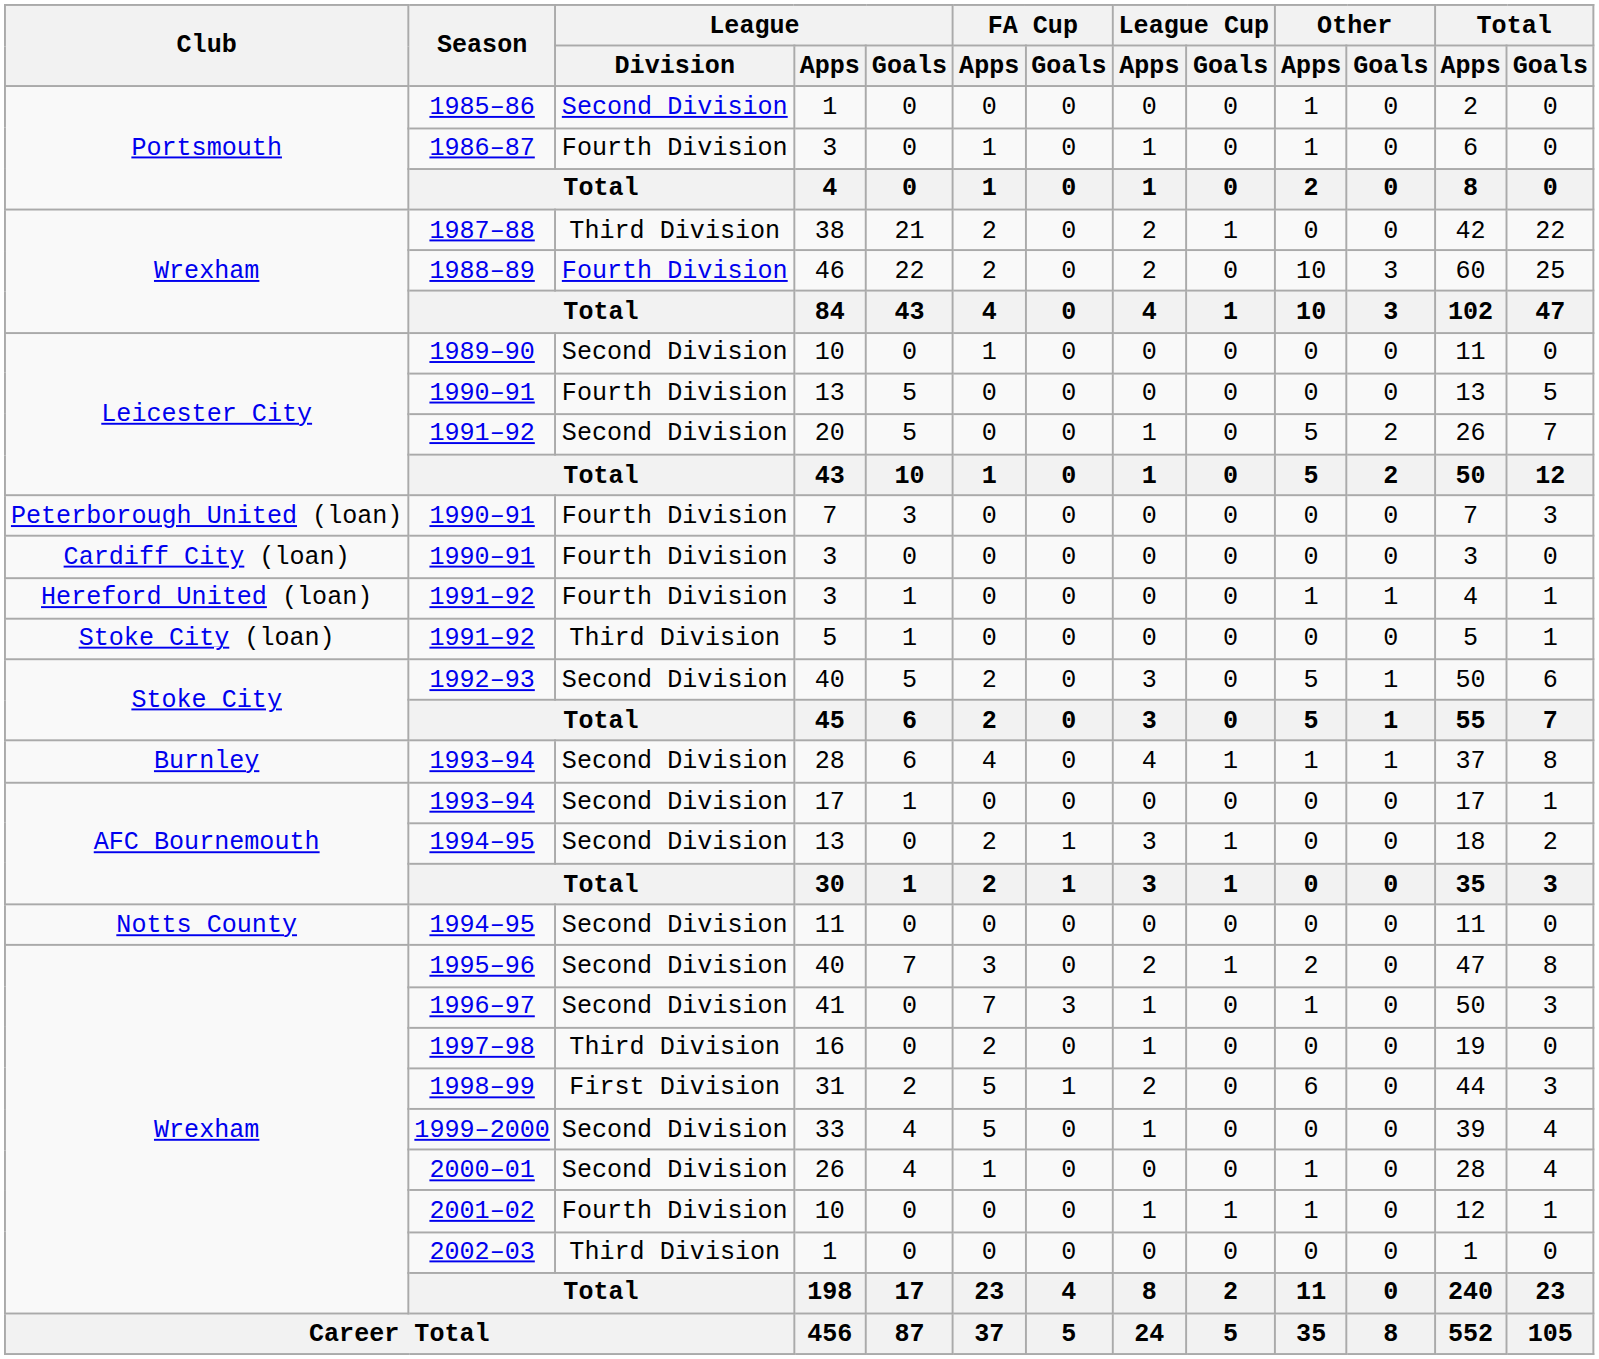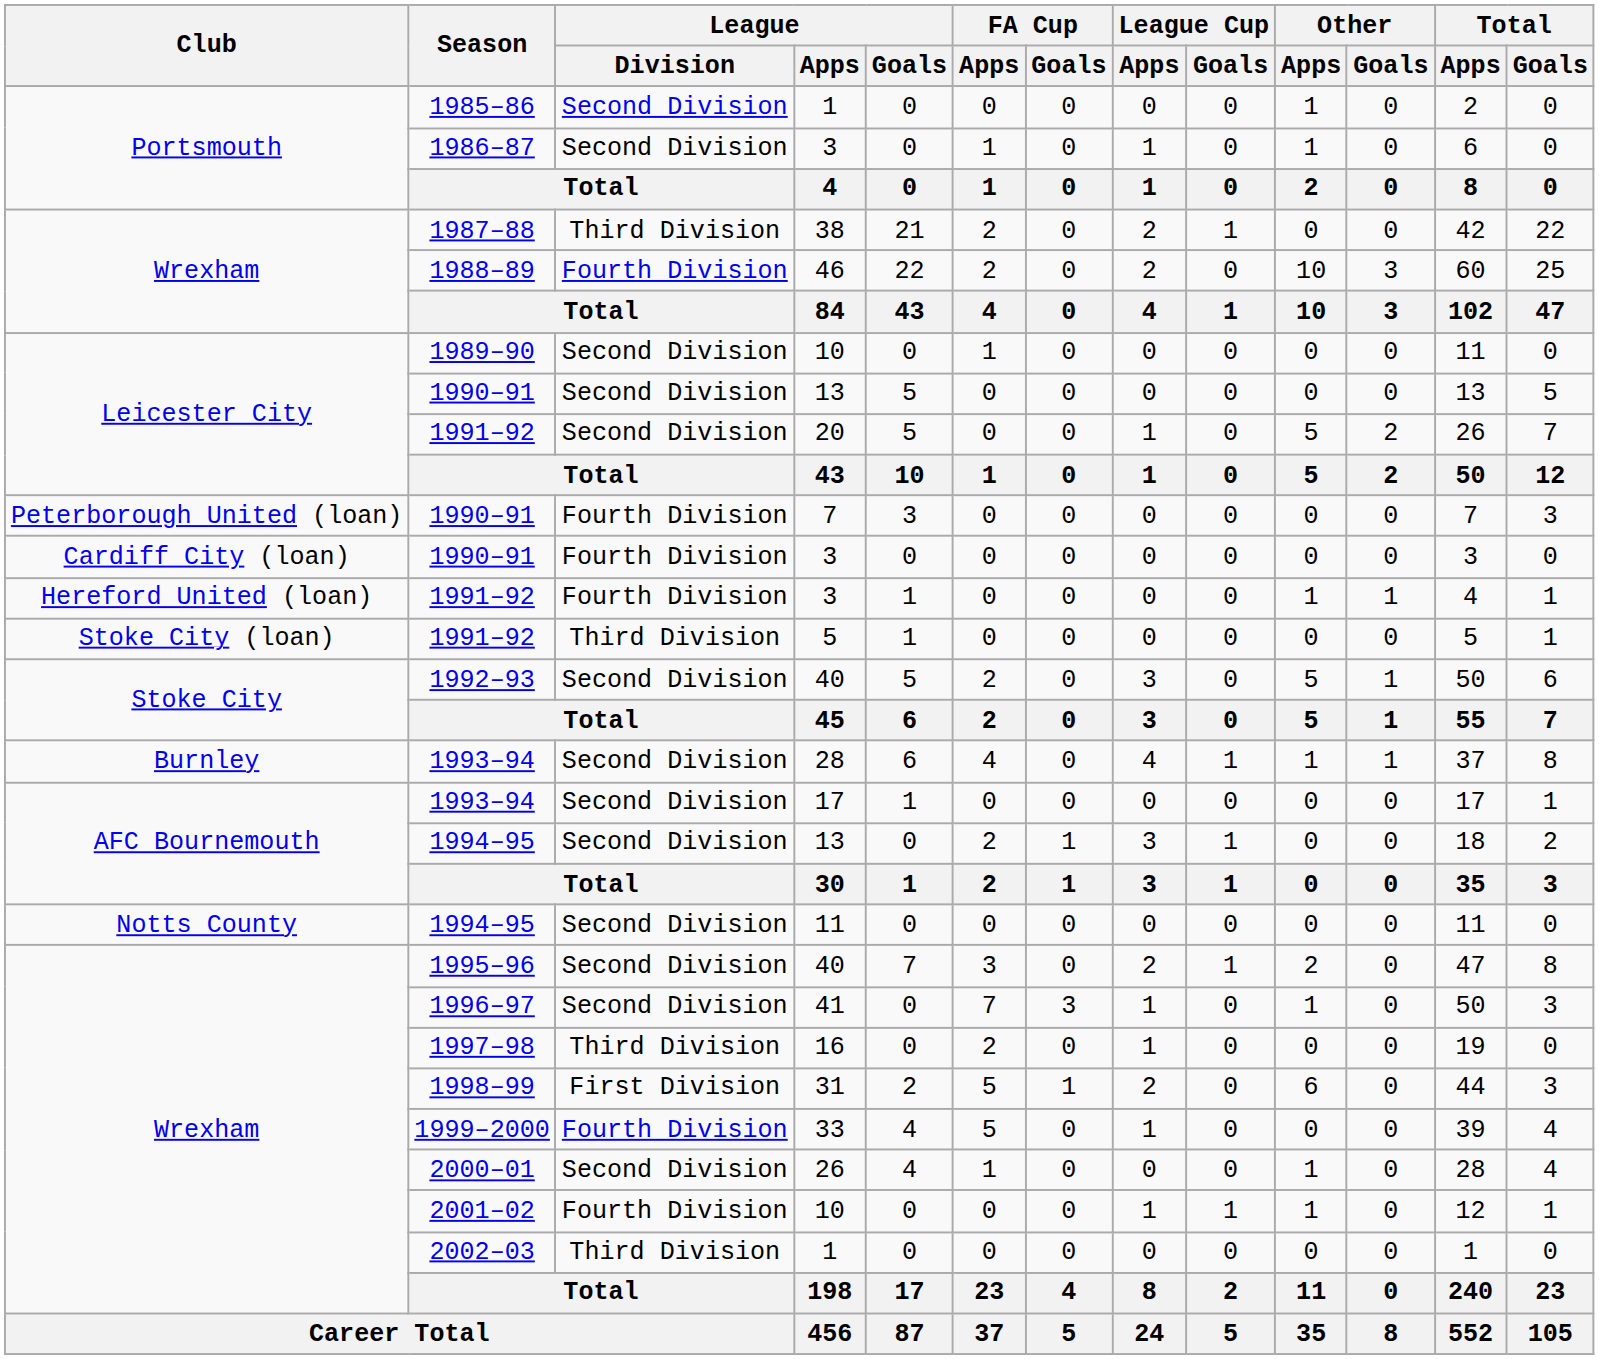(675, 148) Fourth Division -> (675, 148) Second Division
(675, 393) Fourth Division -> (675, 393) Second Division
(675, 1129) Second Division -> (675, 1129) Fourth Division
